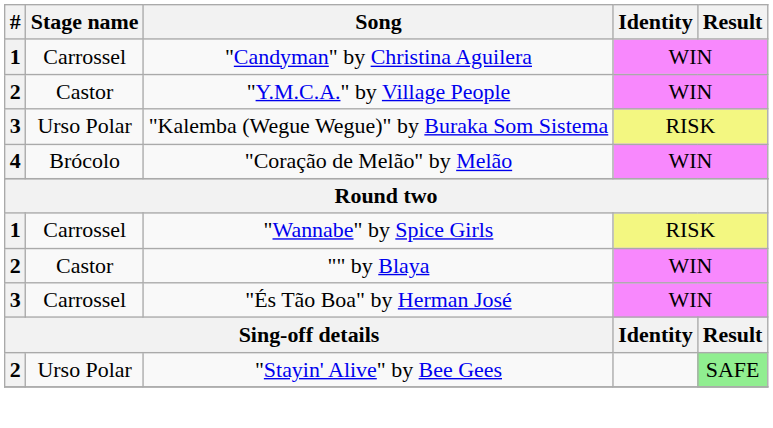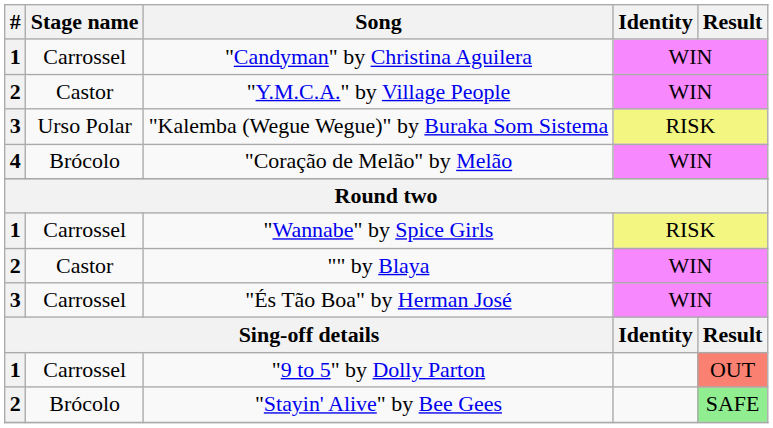+ row: (378, 369)
(85, 369) Urso Polar -> (85, 404) Brócolo
